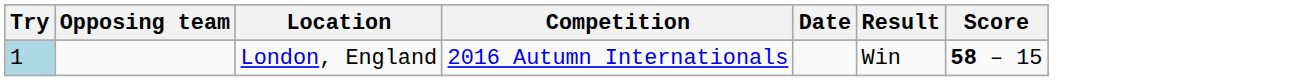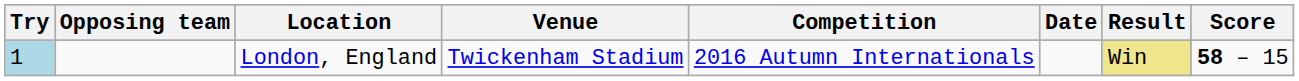+ column: (566, 23)
(881, 58) no background -> (1128, 58) khaki background
